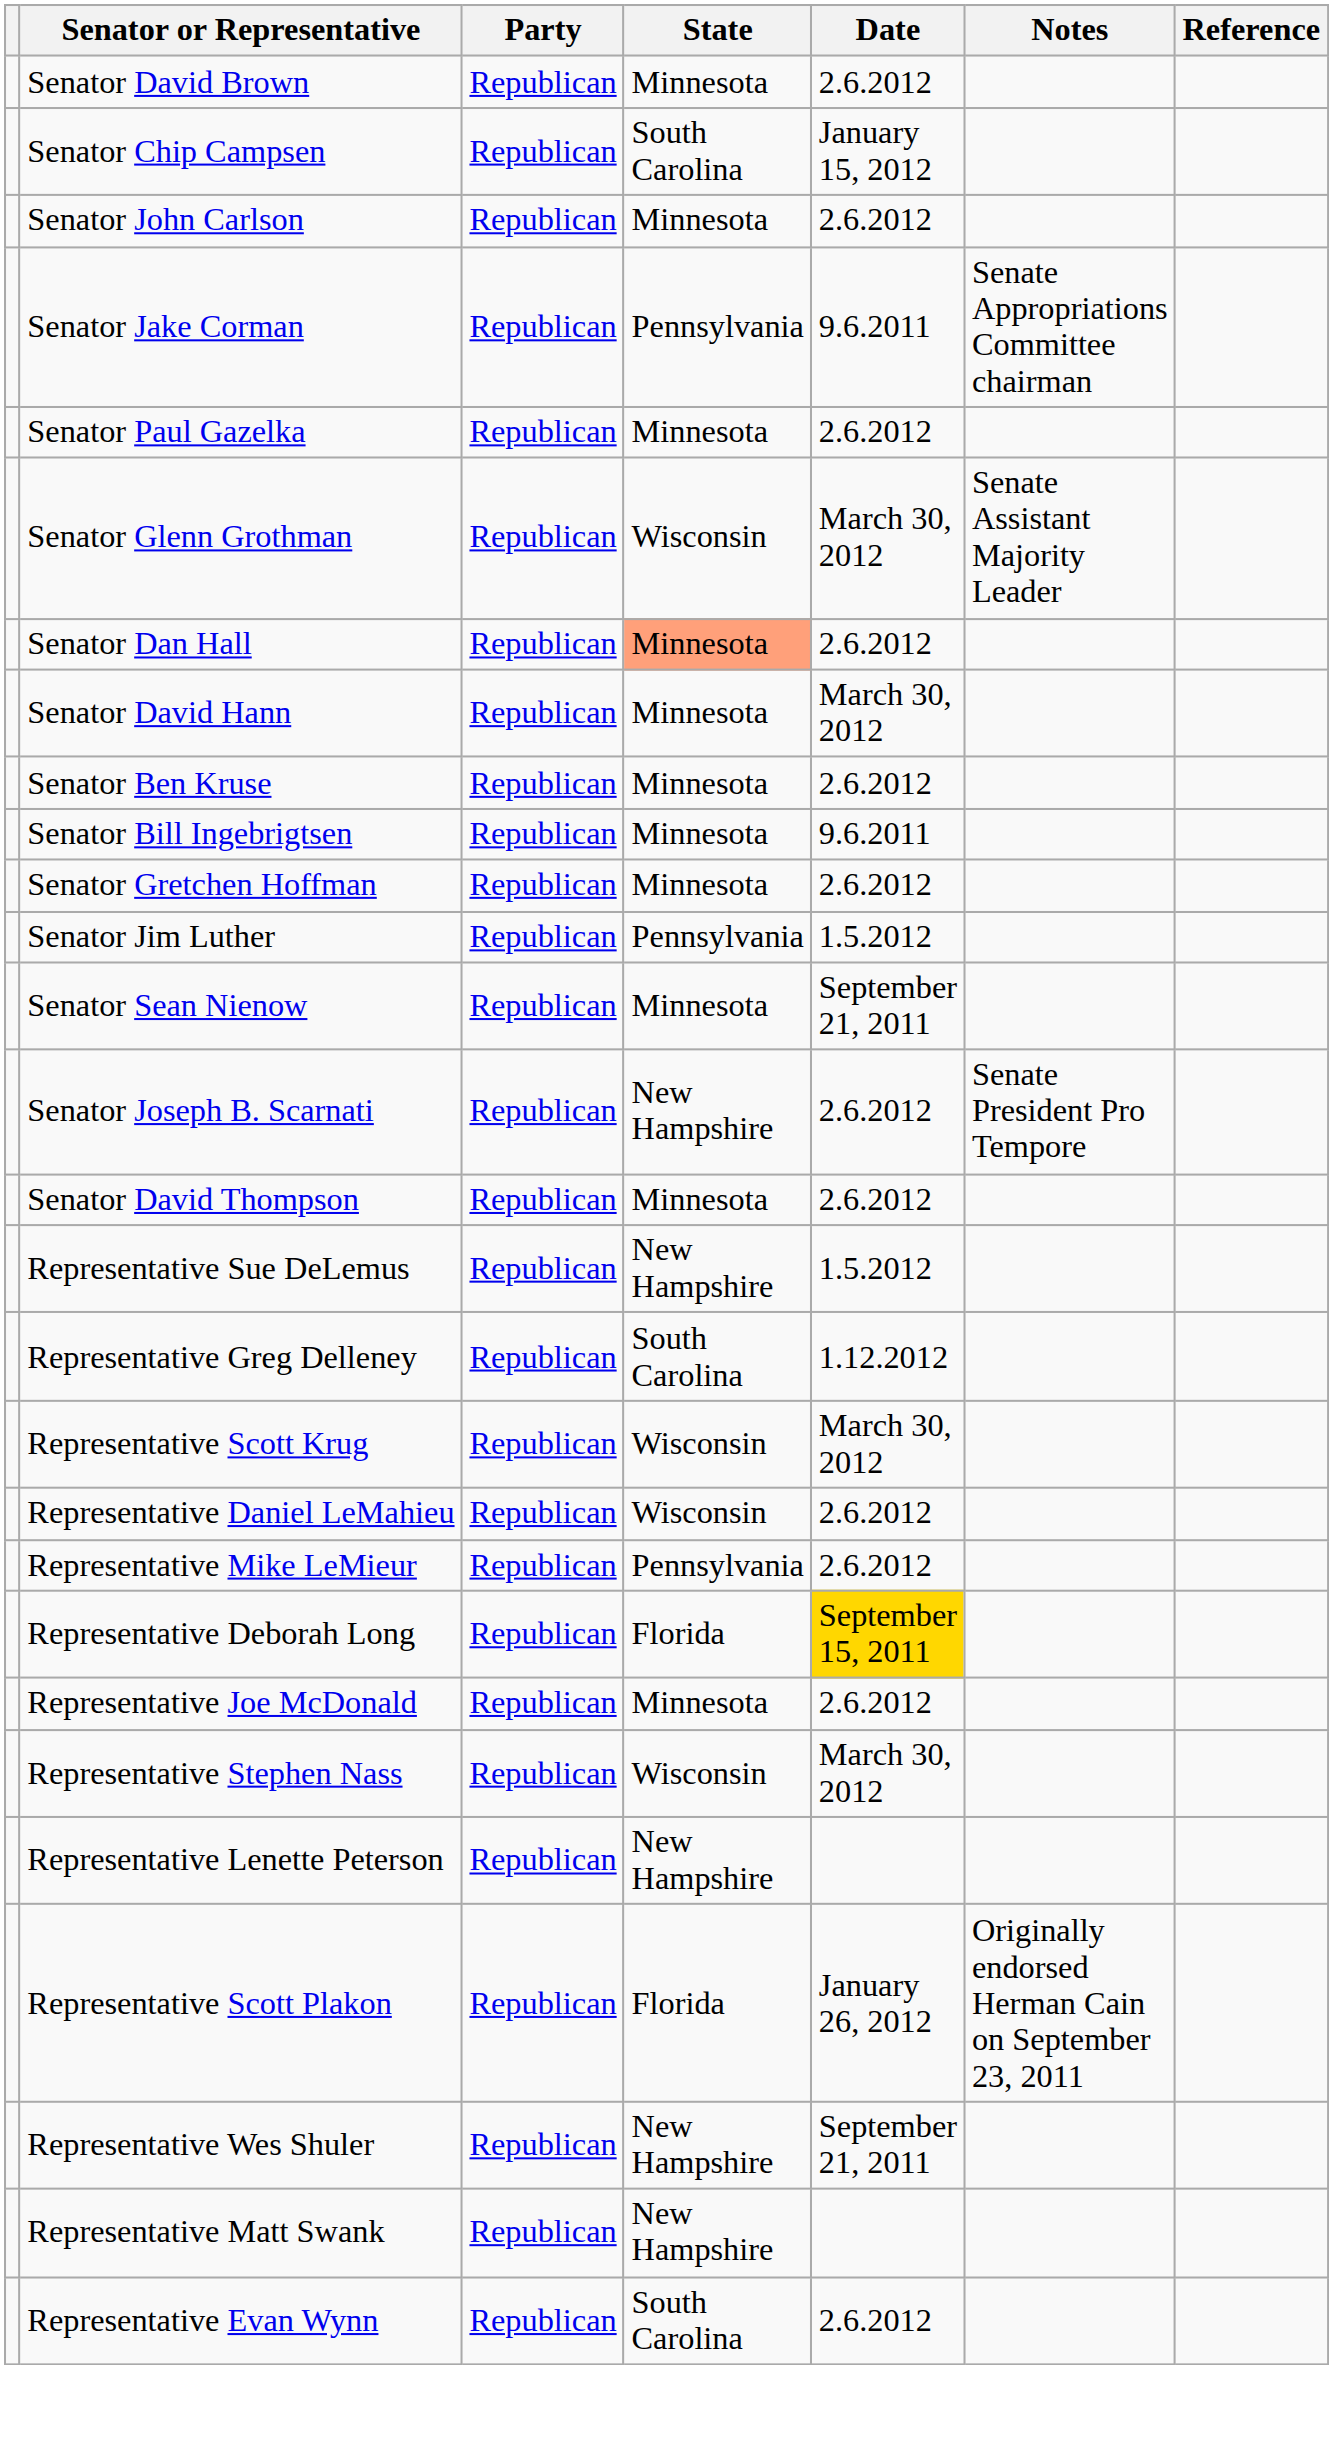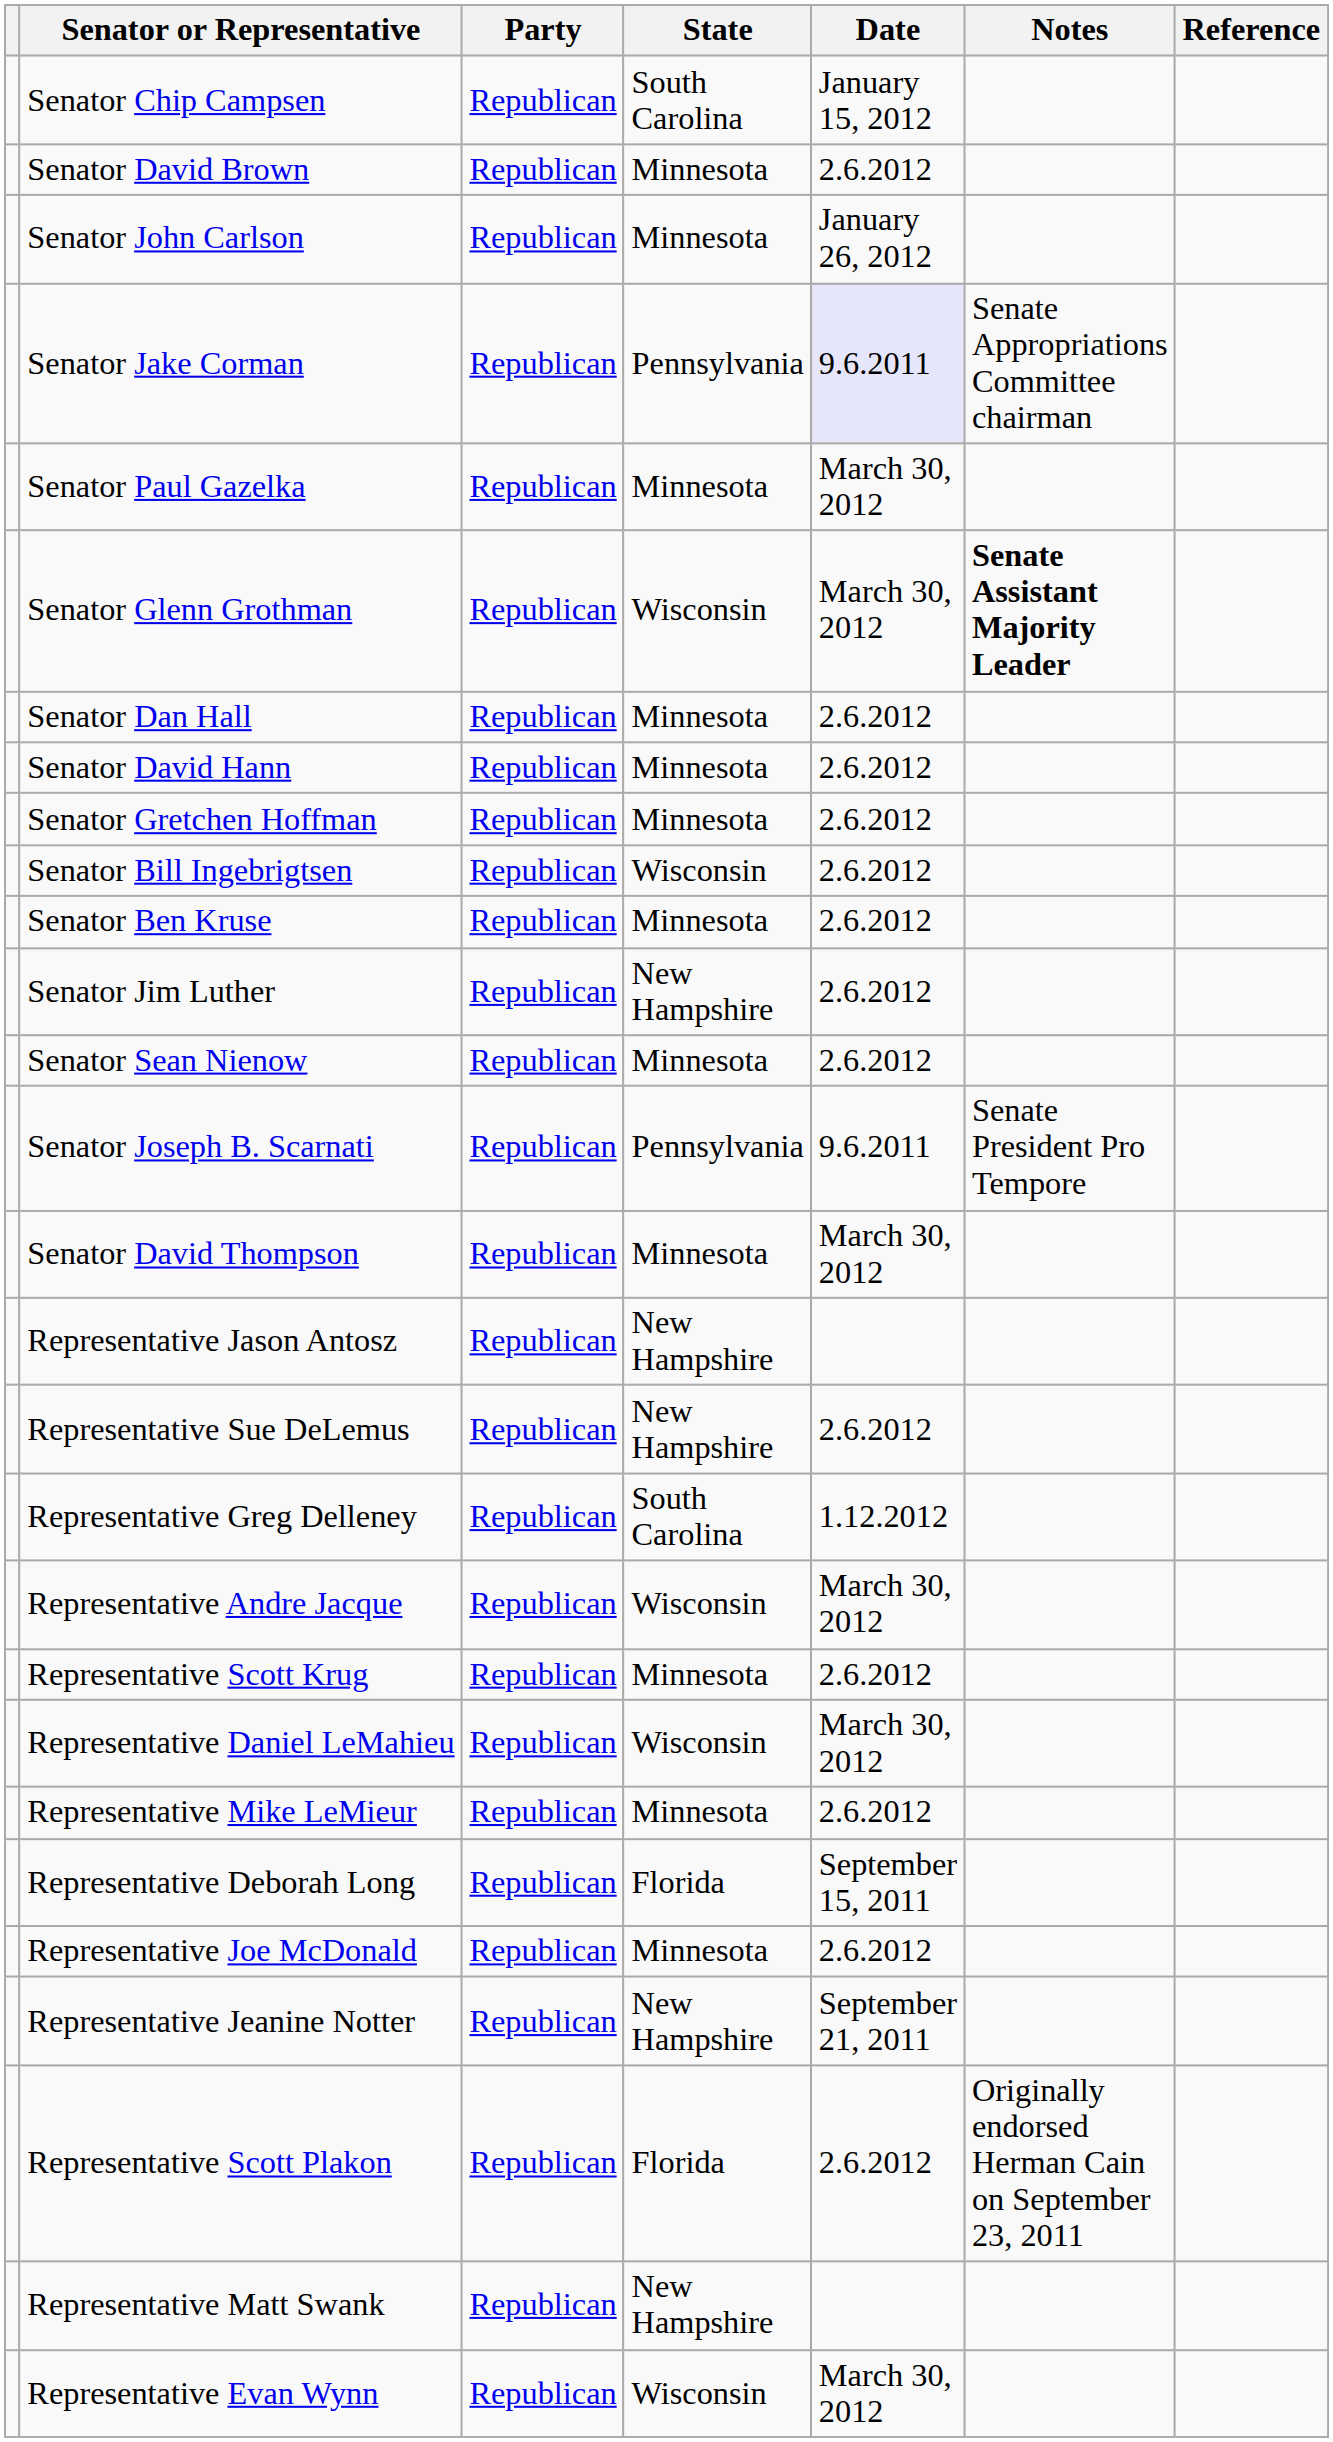rows swapped: (168, 81) <-> (176, 150)
(875, 220) 2.6.2012 -> (875, 238) January 26, 2012
(875, 326) no background -> (875, 362) lavender background
(875, 431) 2.6.2012 -> (885, 486) March 30, 2012
(1031, 537) normal -> (1035, 610) bold
(700, 643) lightsalmon background -> (700, 716) no background
(885, 712) March 30, 2012 -> (875, 767) 2.6.2012
rows swapped: (202, 884) <-> (149, 782)
(700, 833) Minnesota -> (699, 869) Wisconsin
(875, 833) 9.6.2011 -> (875, 869) 2.6.2012
(718, 936) Pennsylvania -> (702, 990) New Hampshire
(875, 936) 1.5.2012 -> (875, 990) 2.6.2012
(888, 1005) September 21, 2011 -> (875, 1060) 2.6.2012
(702, 1111) New Hampshire -> (718, 1147) Pennsylvania
(875, 1111) 2.6.2012 -> (875, 1147) 9.6.2011
(875, 1198) 2.6.2012 -> (885, 1253) March 30, 2012
+ row: (212, 1341)
(875, 1268) 1.5.2012 -> (875, 1428) 2.6.2012
+ row: (215, 1603)
(699, 1443) Wisconsin -> (700, 1673) Minnesota
(885, 1443) March 30, 2012 -> (875, 1673) 2.6.2012
(875, 1513) 2.6.2012 -> (885, 1742) March 30, 2012
(718, 1564) Pennsylvania -> (700, 1812) Minnesota
(888, 1633) gold background -> (888, 1881) no background
- row: (215, 1772)
+ row: (221, 2020)
- row: (236, 1860)
(875, 2002) January 26, 2012 -> (875, 2162) 2.6.2012
- row: (201, 2144)
(687, 2319) South Carolina -> (699, 2392) Wisconsin
(875, 2319) 2.6.2012 -> (885, 2392) March 30, 2012
